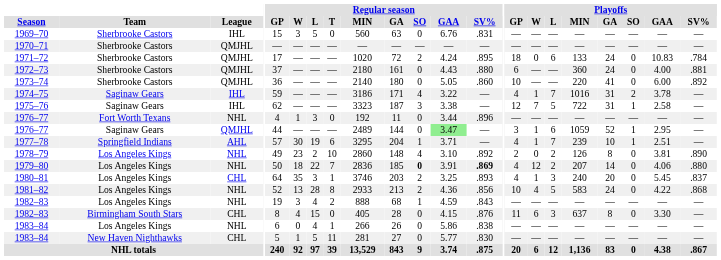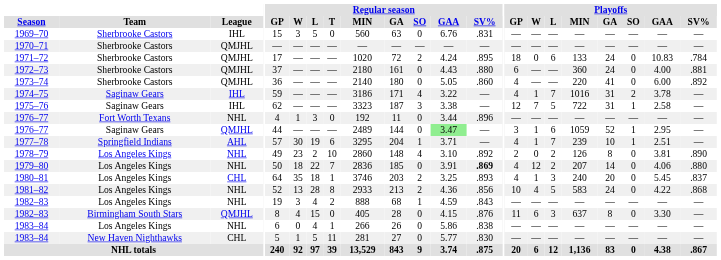(516, 82) 10 -> (516, 82) 4
(420, 166) bold -> (420, 166) normal
(315, 178) 3 -> (315, 178) 18
(237, 214) CHL -> (237, 214) QMJHL
